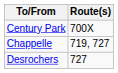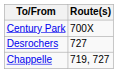rows swapped: (29, 44) <-> (32, 60)
